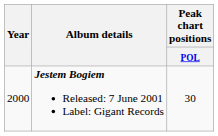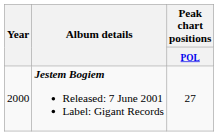(190, 98) 30 -> (190, 98) 27
